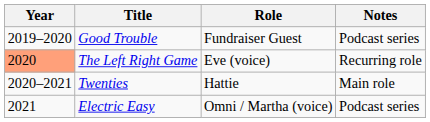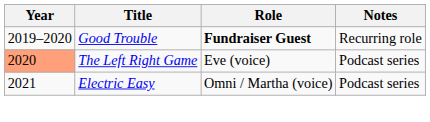(253, 38) normal -> (257, 38) bold
(379, 38) Podcast series -> (380, 38) Recurring role
(380, 60) Recurring role -> (379, 60) Podcast series
- row: (103, 83)
